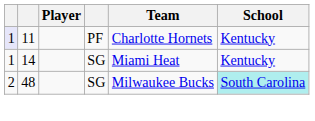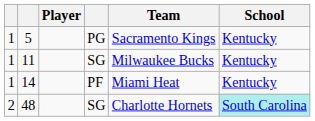+ row: (28, 37)
(11, 37) lavender background -> (11, 60) no background
(95, 37) PF -> (96, 60) SG
(162, 37) Charlotte Hornets -> (163, 60) Milwaukee Bucks
(96, 60) SG -> (95, 82) PF
(163, 82) Milwaukee Bucks -> (162, 104) Charlotte Hornets
